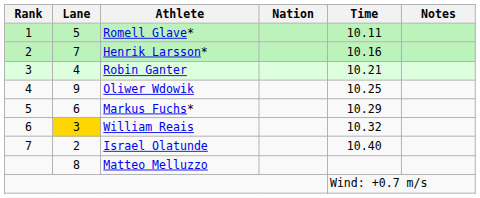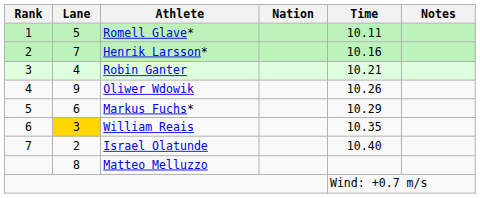(364, 89) 10.25 -> (364, 89) 10.26
(364, 127) 10.32 -> (364, 127) 10.35
